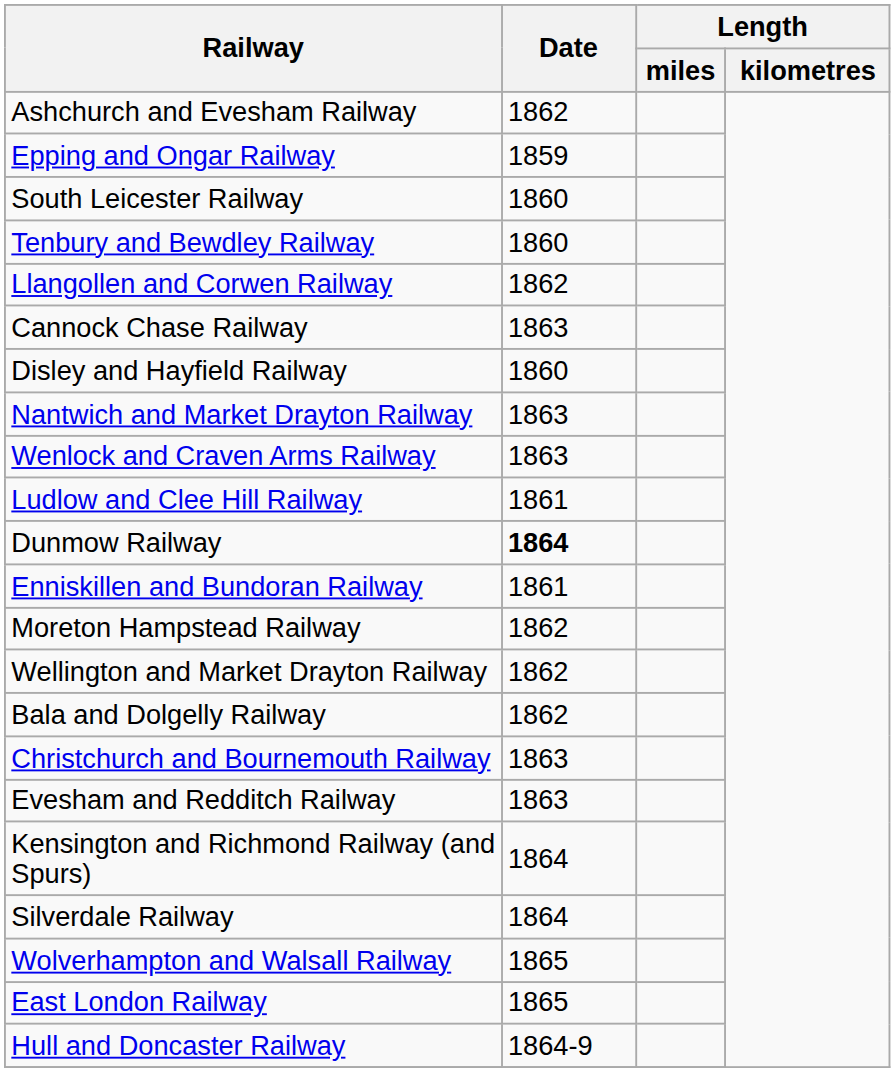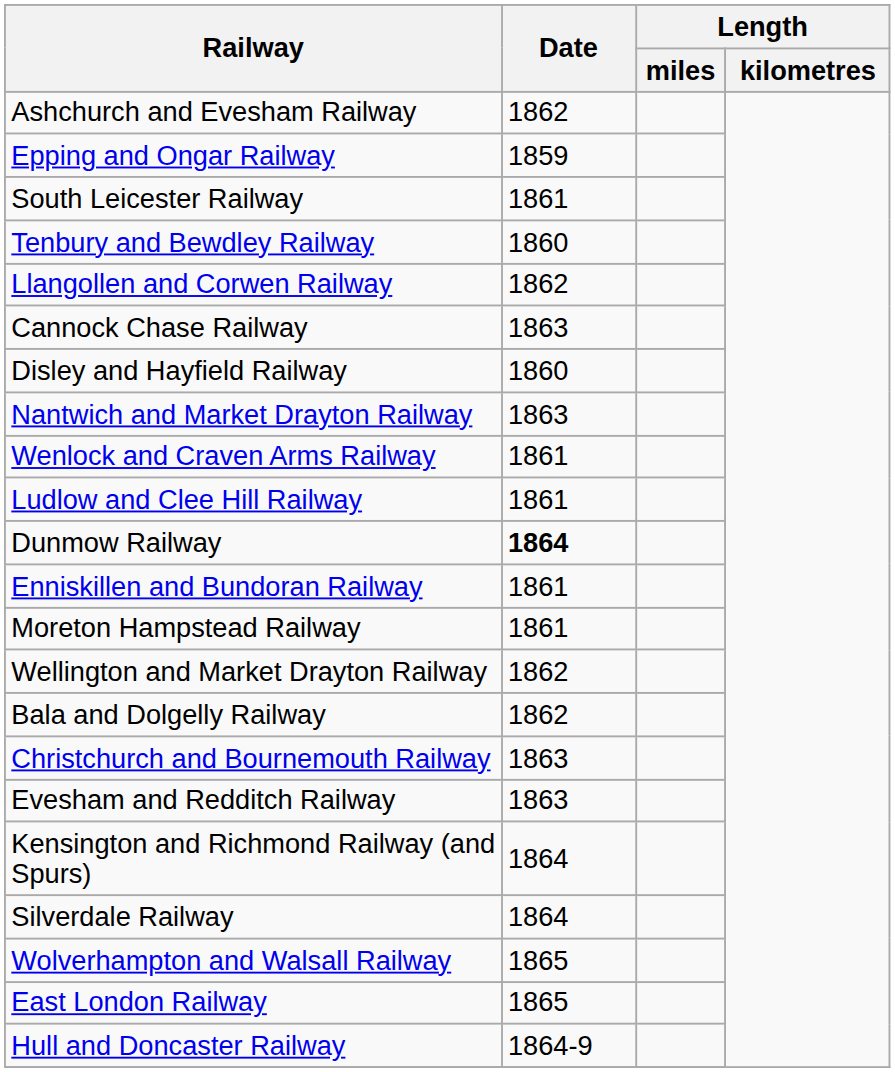(538, 199) 1860 -> (538, 199) 1861
(538, 457) 1863 -> (538, 457) 1861
(538, 629) 1862 -> (538, 629) 1861
